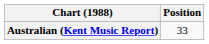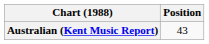(182, 30) 33 -> (182, 30) 43
